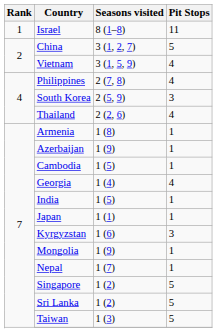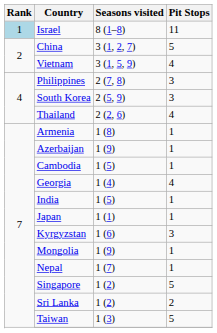(19, 30) no background -> (19, 30) lightblue background
(171, 81) 4 -> (171, 81) 3
(171, 302) 5 -> (171, 302) 2
